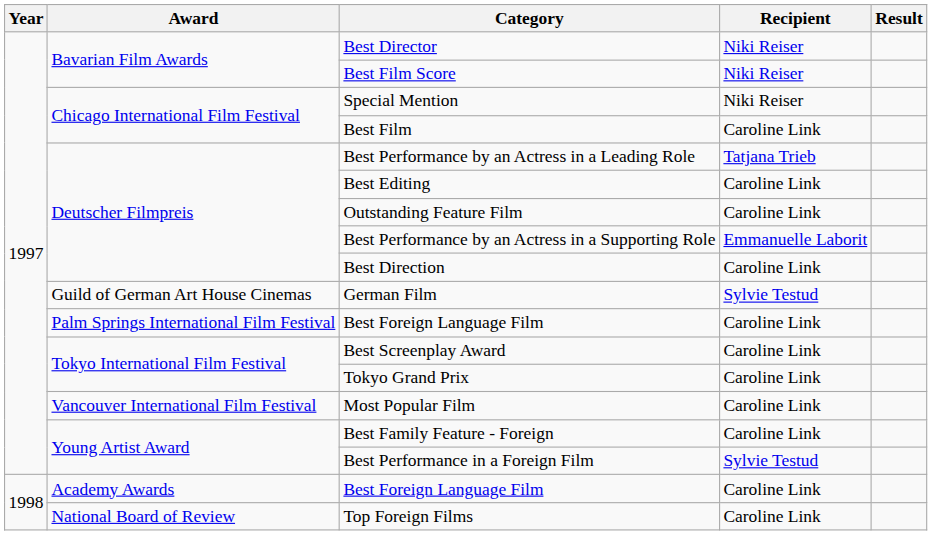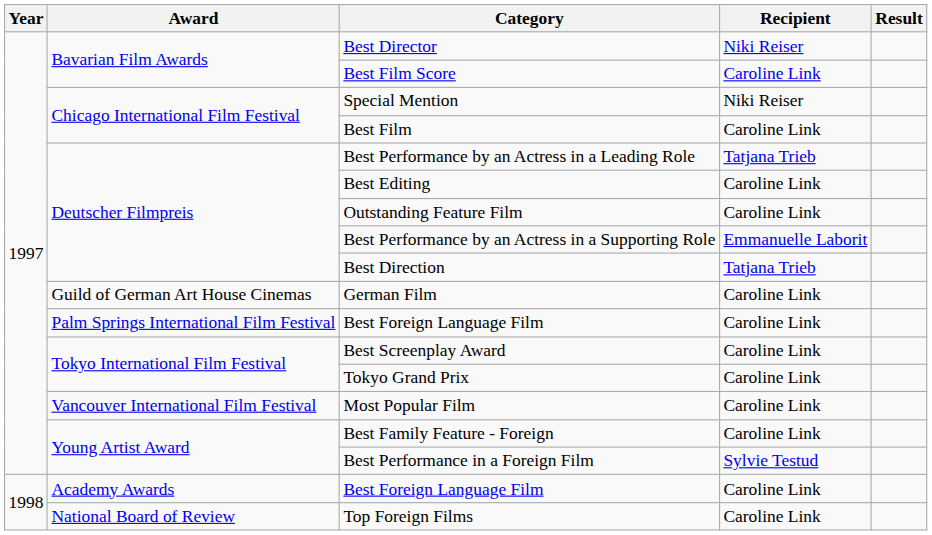(763, 73) Niki Reiser -> (772, 73) Caroline Link
(772, 267) Caroline Link -> (770, 267) Tatjana Trieb
(771, 294) Sylvie Testud -> (772, 294) Caroline Link
